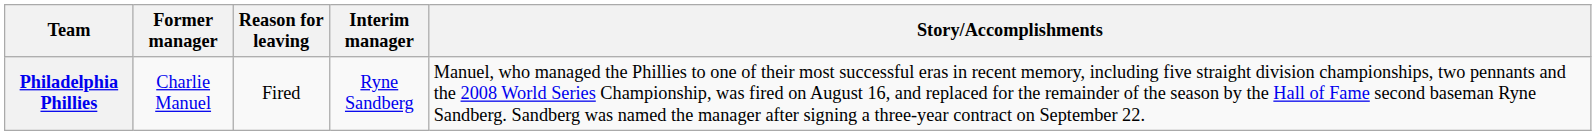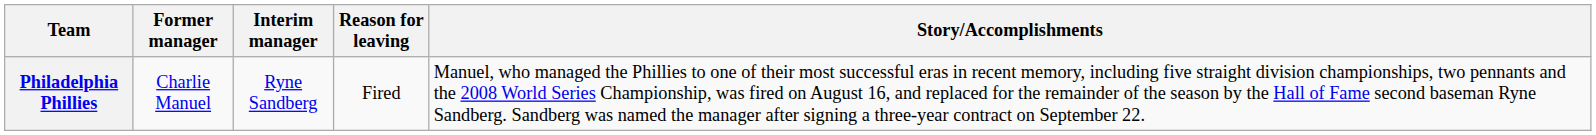columns swapped: (379, 30) <-> (281, 30)
